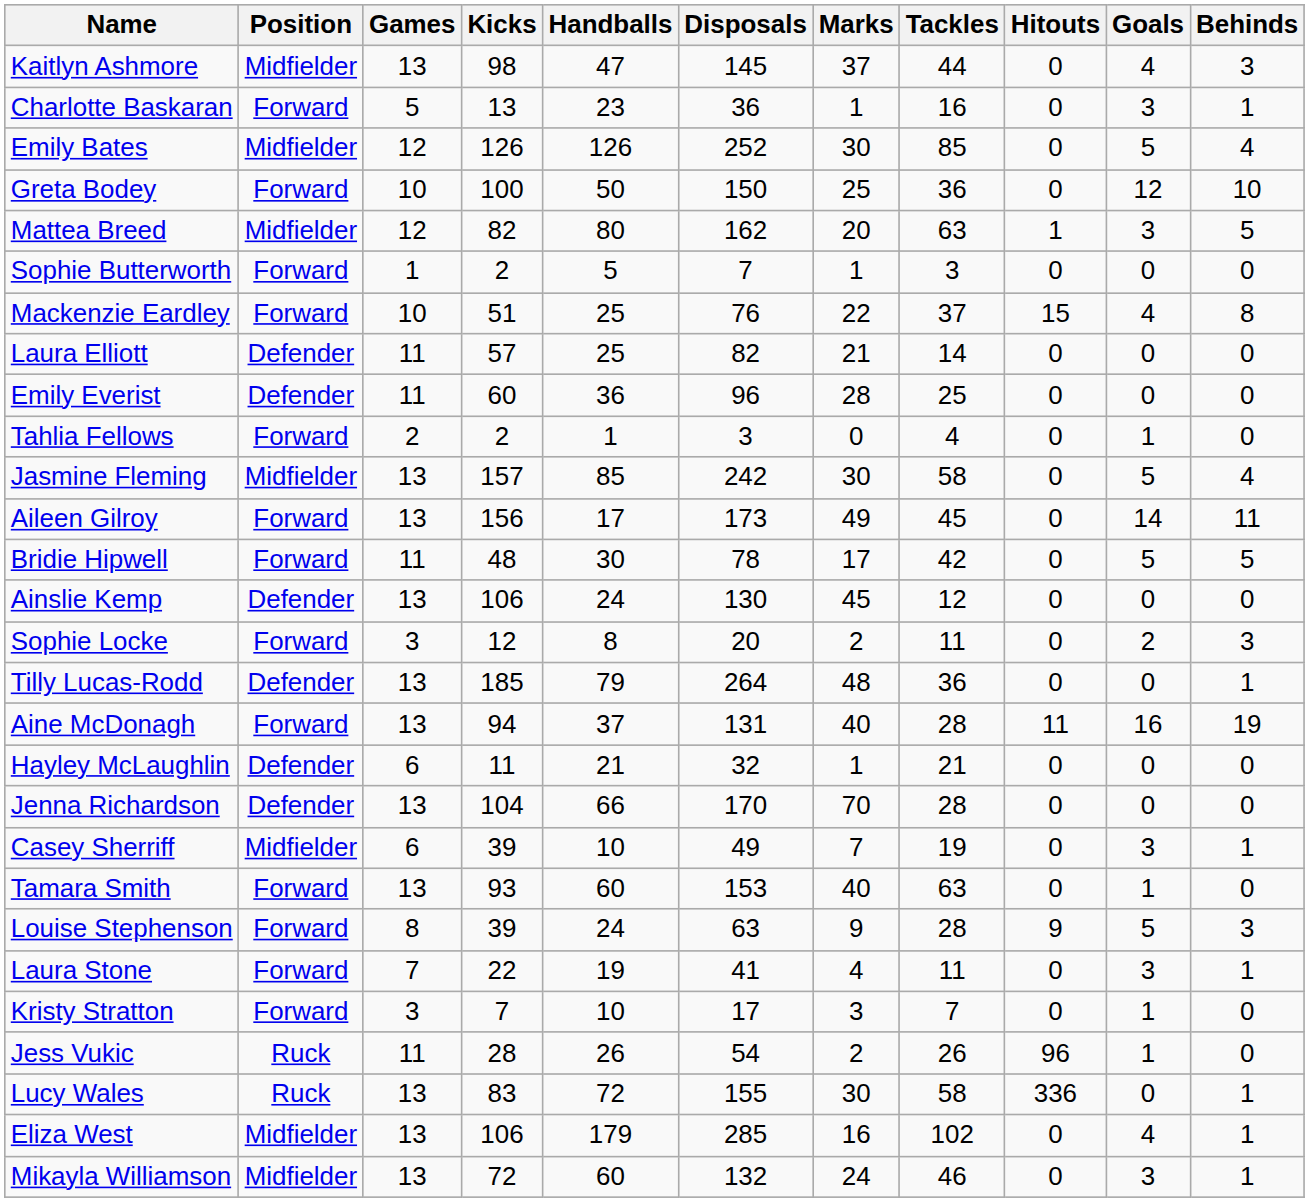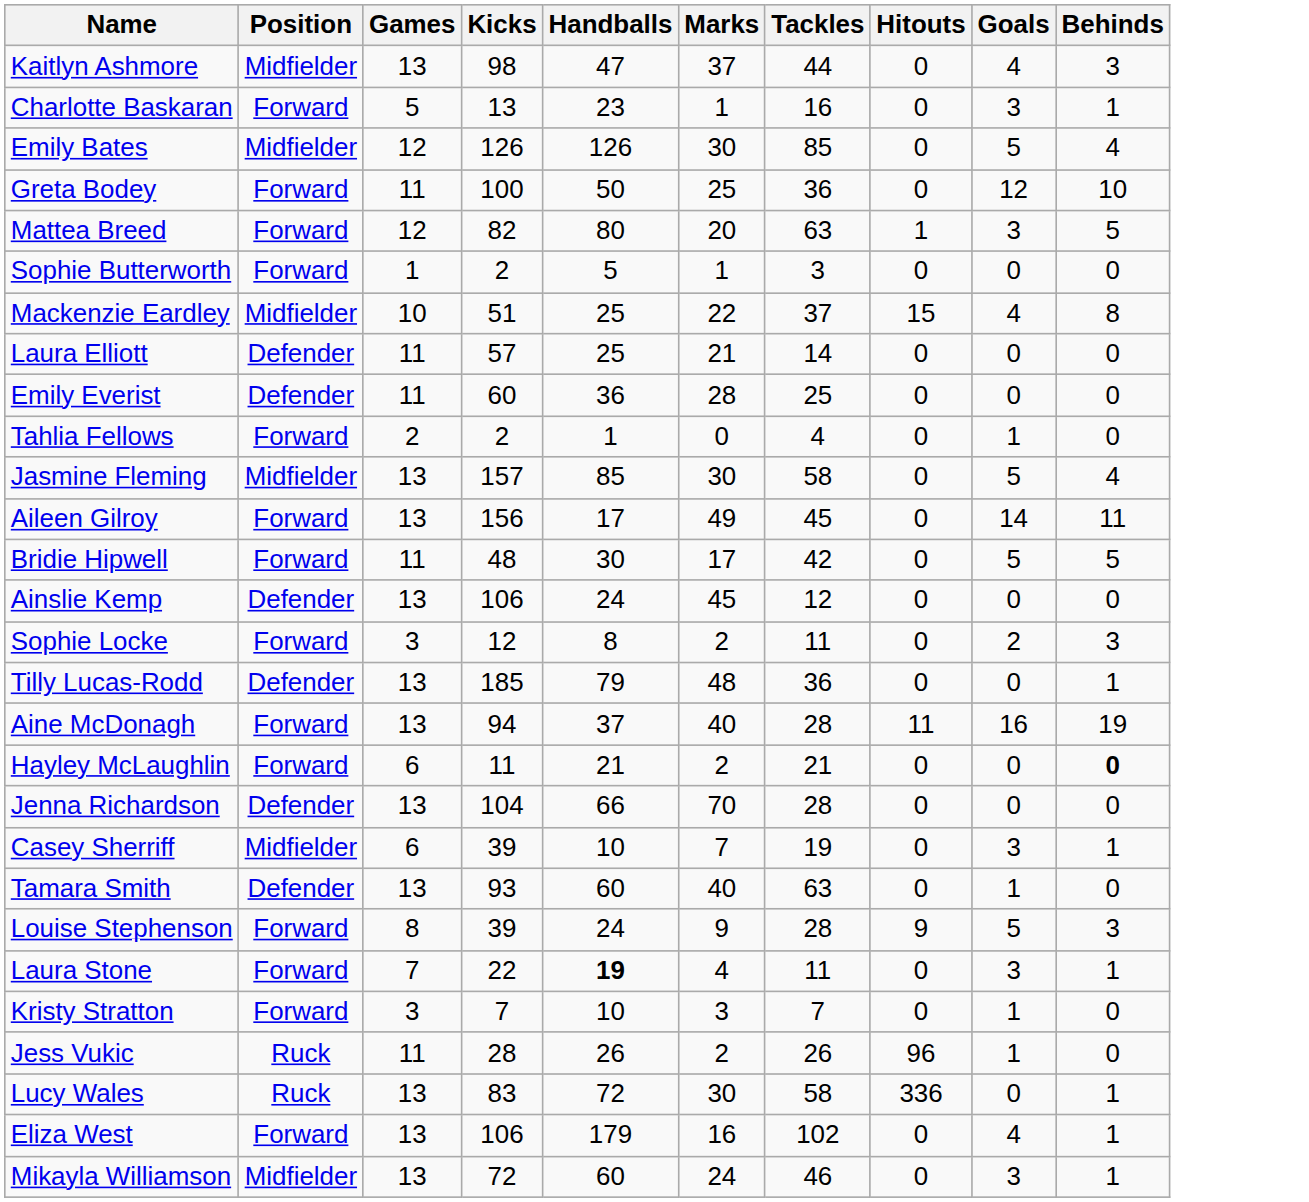- column: (746, 25)
(412, 189) 10 -> (412, 189) 11
(301, 230) Midfielder -> (301, 230) Forward
(301, 312) Forward -> (301, 312) Midfielder
(301, 764) Defender -> (301, 764) Forward
(856, 764) 1 -> (722, 764) 2
(1247, 764) normal -> (1113, 764) bold
(301, 888) Forward -> (301, 888) Defender
(610, 970) normal -> (610, 970) bold
(301, 1134) Midfielder -> (301, 1134) Forward
